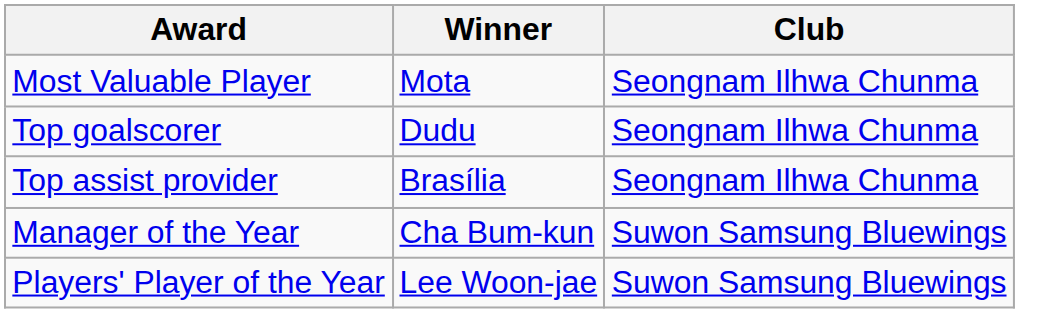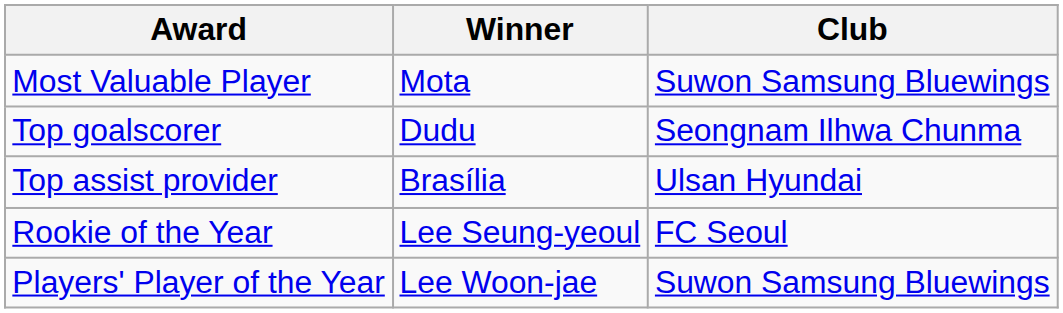(795, 80) Seongnam Ilhwa Chunma -> (852, 80) Suwon Samsung Bluewings
(795, 181) Seongnam Ilhwa Chunma -> (758, 181) Ulsan Hyundai
+ row: (142, 231)
- row: (156, 231)
